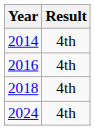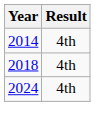- row: (23, 64)
